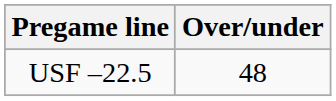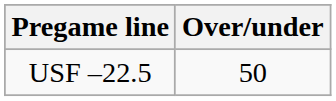(253, 71) 48 -> (253, 71) 50
